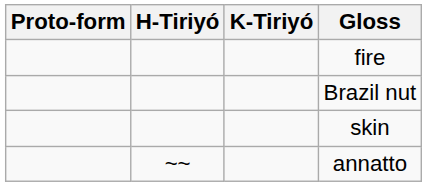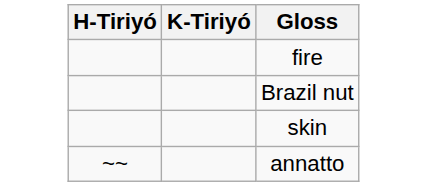- column: (68, 22)
